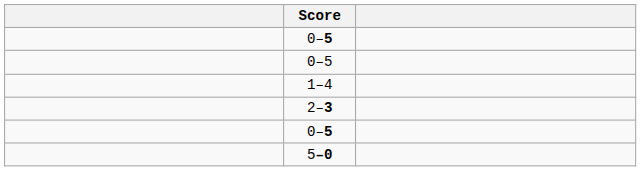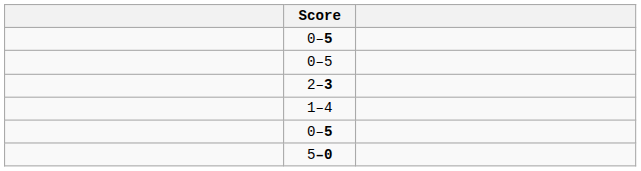rows swapped: (144, 85) <-> (144, 108)
